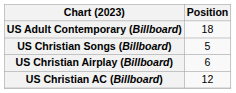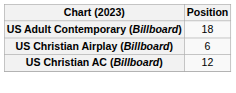- row: (94, 46)
